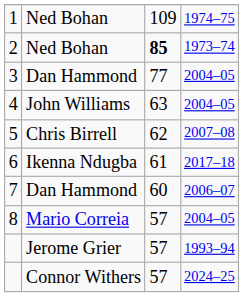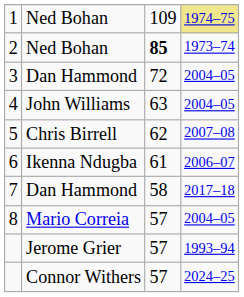(209, 18) no background -> (209, 18) khaki background
(158, 76) 77 -> (158, 76) 72
(209, 162) 2017–18 -> (209, 162) 2006–07
(158, 190) 60 -> (158, 190) 58
(209, 190) 2006–07 -> (209, 190) 2017–18
